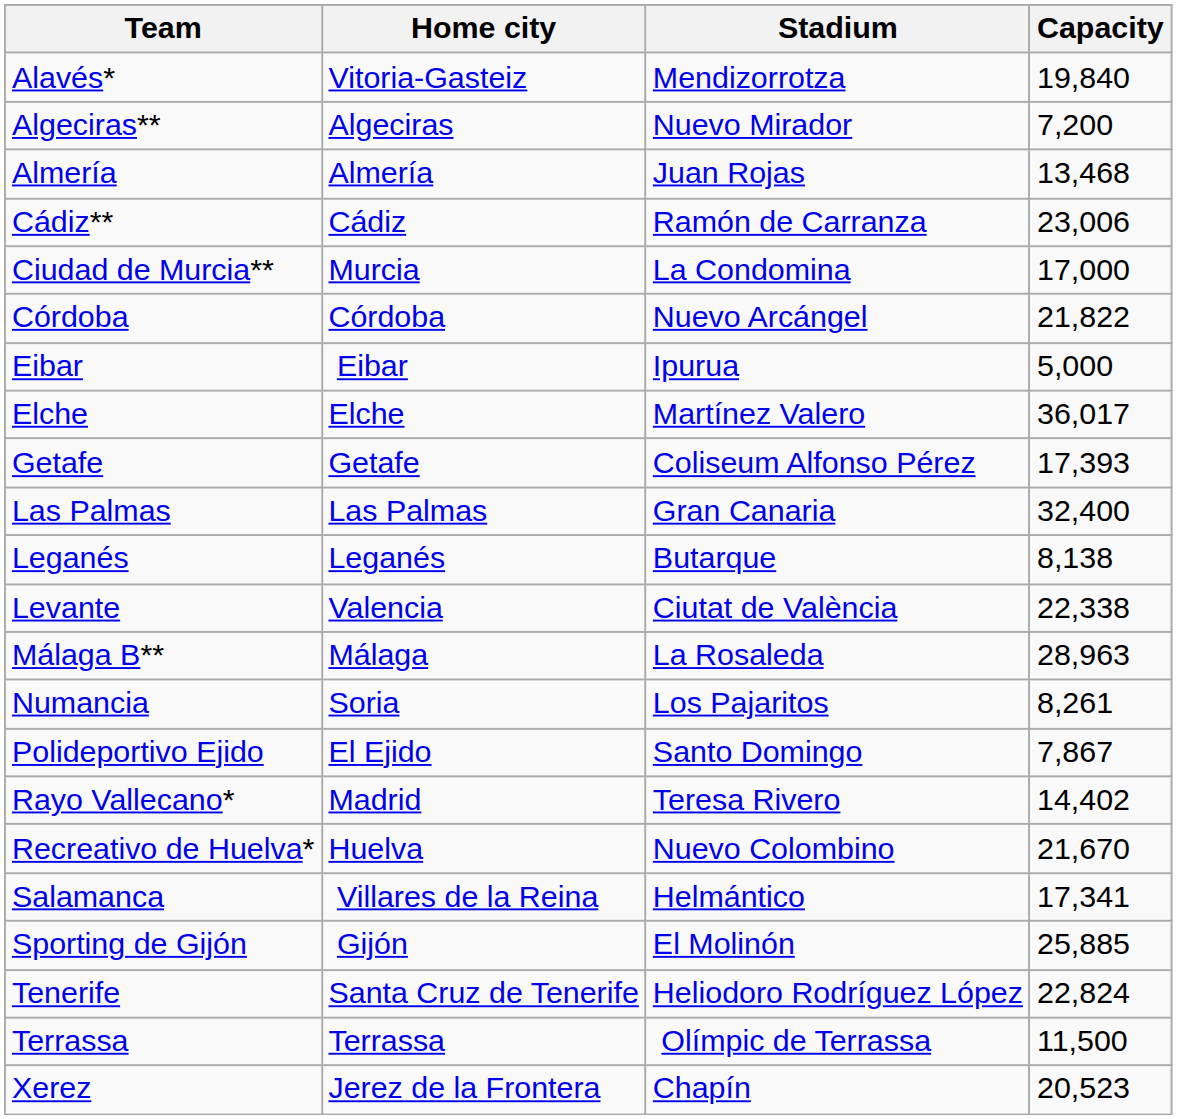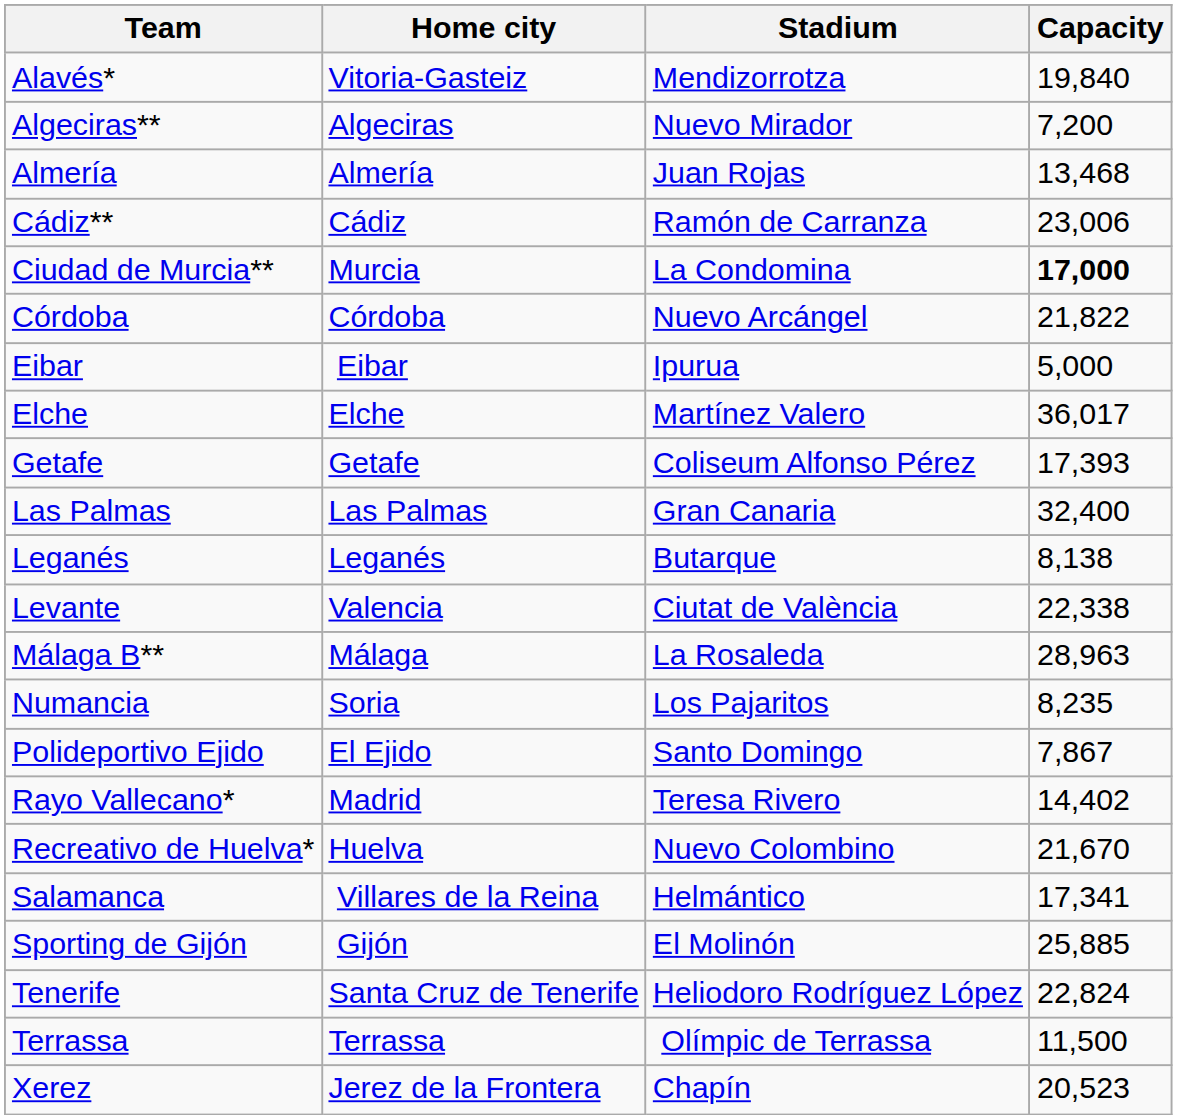(1083, 269) normal -> (1083, 269) bold
(1075, 703) 8,261 -> (1075, 703) 8,235
